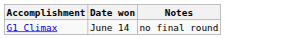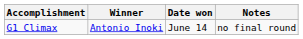+ column: (127, 12)
